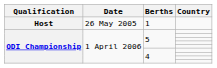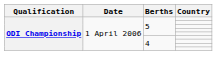- row: (44, 23)
